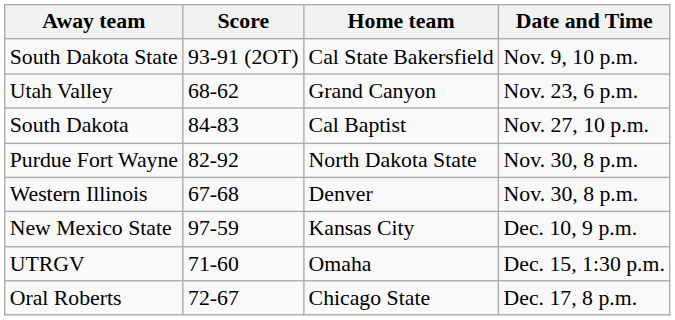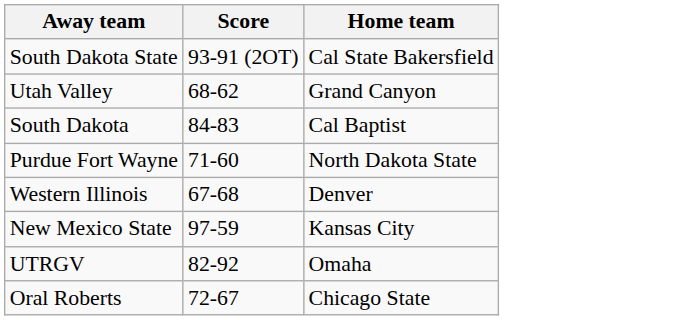- column: (584, 21)
(213, 159) 82-92 -> (213, 159) 71-60
(213, 263) 71-60 -> (213, 263) 82-92
